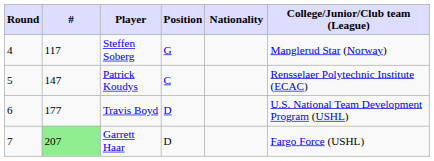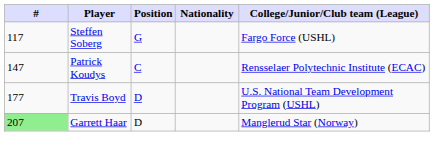- column: (23, 19)
(329, 50) Manglerud Star (Norway) -> (288, 37) Fargo Force (USHL)
(317, 141) Fargo Force (USHL) -> (299, 122) Manglerud Star (Norway)
